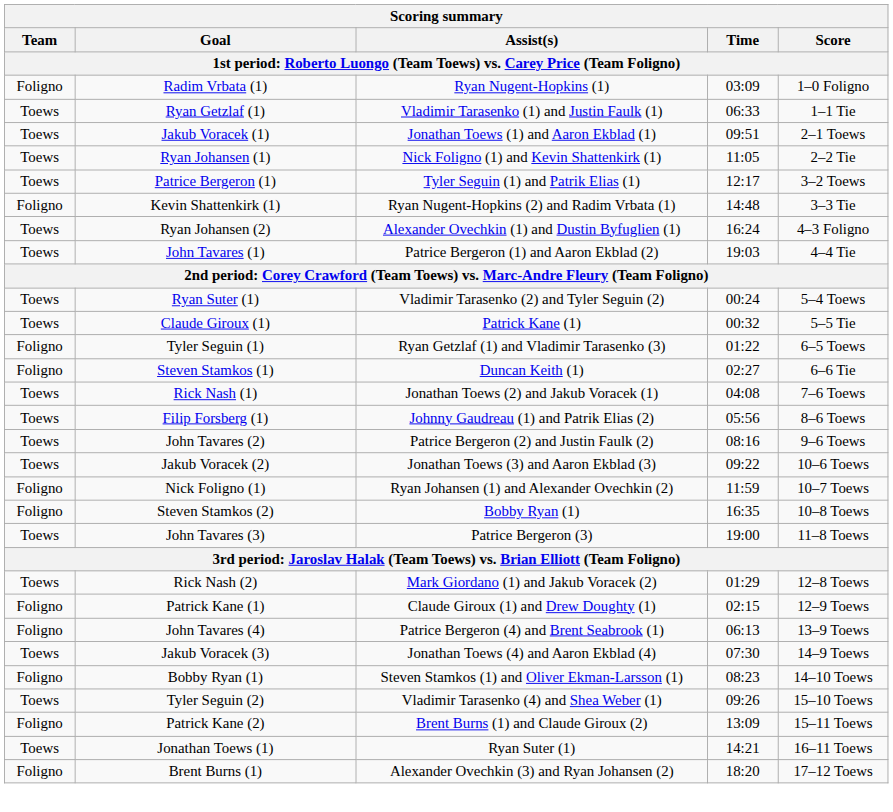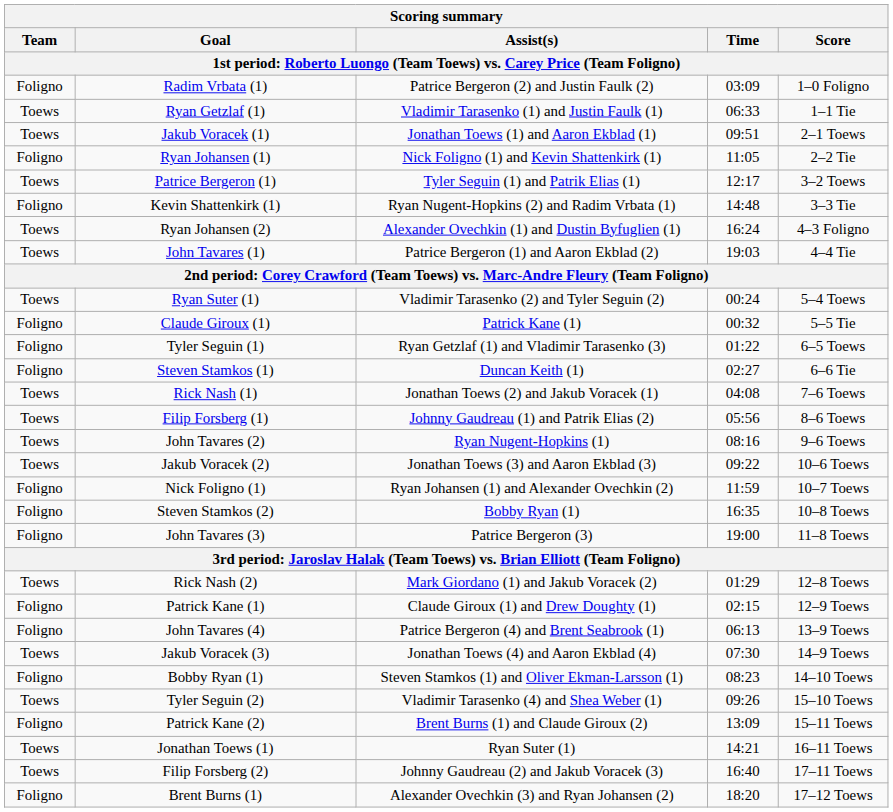(532, 87) Ryan Nugent-Hopkins (1) -> (532, 87) Patrice Bergeron (2) and Justin Faulk (2)
(40, 157) Toews -> (40, 157) Foligno
(40, 323) Toews -> (40, 323) Foligno
(532, 441) Patrice Bergeron (2) and Justin Faulk (2) -> (532, 441) Ryan Nugent-Hopkins (1)
(40, 535) Toews -> (40, 535) Foligno
+ row: (215, 771)
